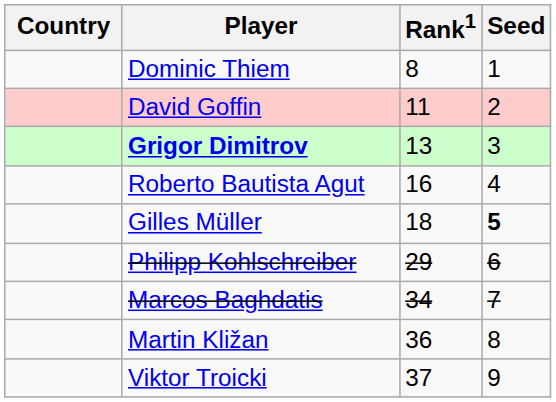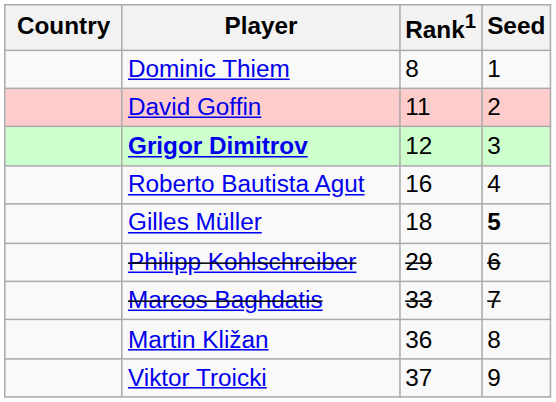(419, 146) 13 -> (419, 146) 12
(419, 300) 34 -> (419, 300) 33
